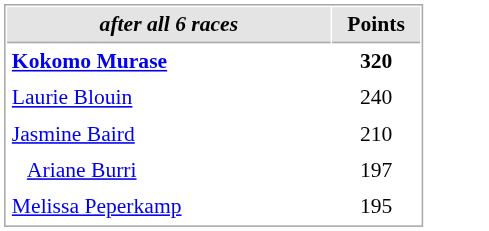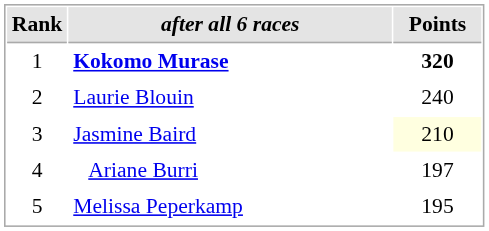+ column: (37, 24)
(376, 134) no background -> (437, 134) lightyellow background
